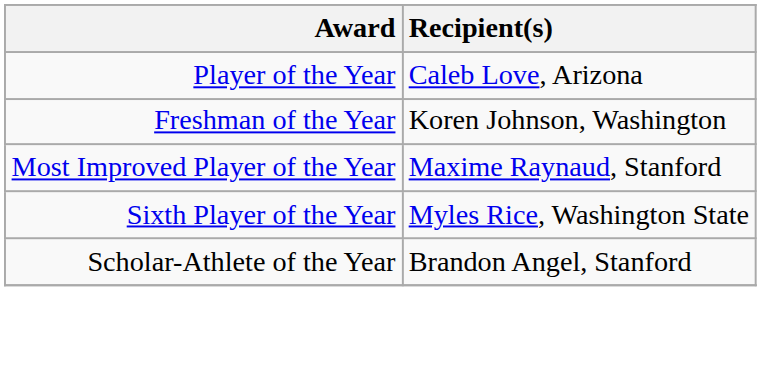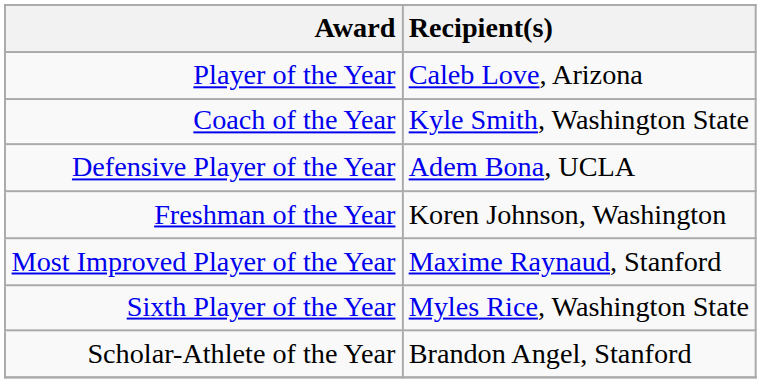+ row: (294, 121)
+ row: (234, 167)
